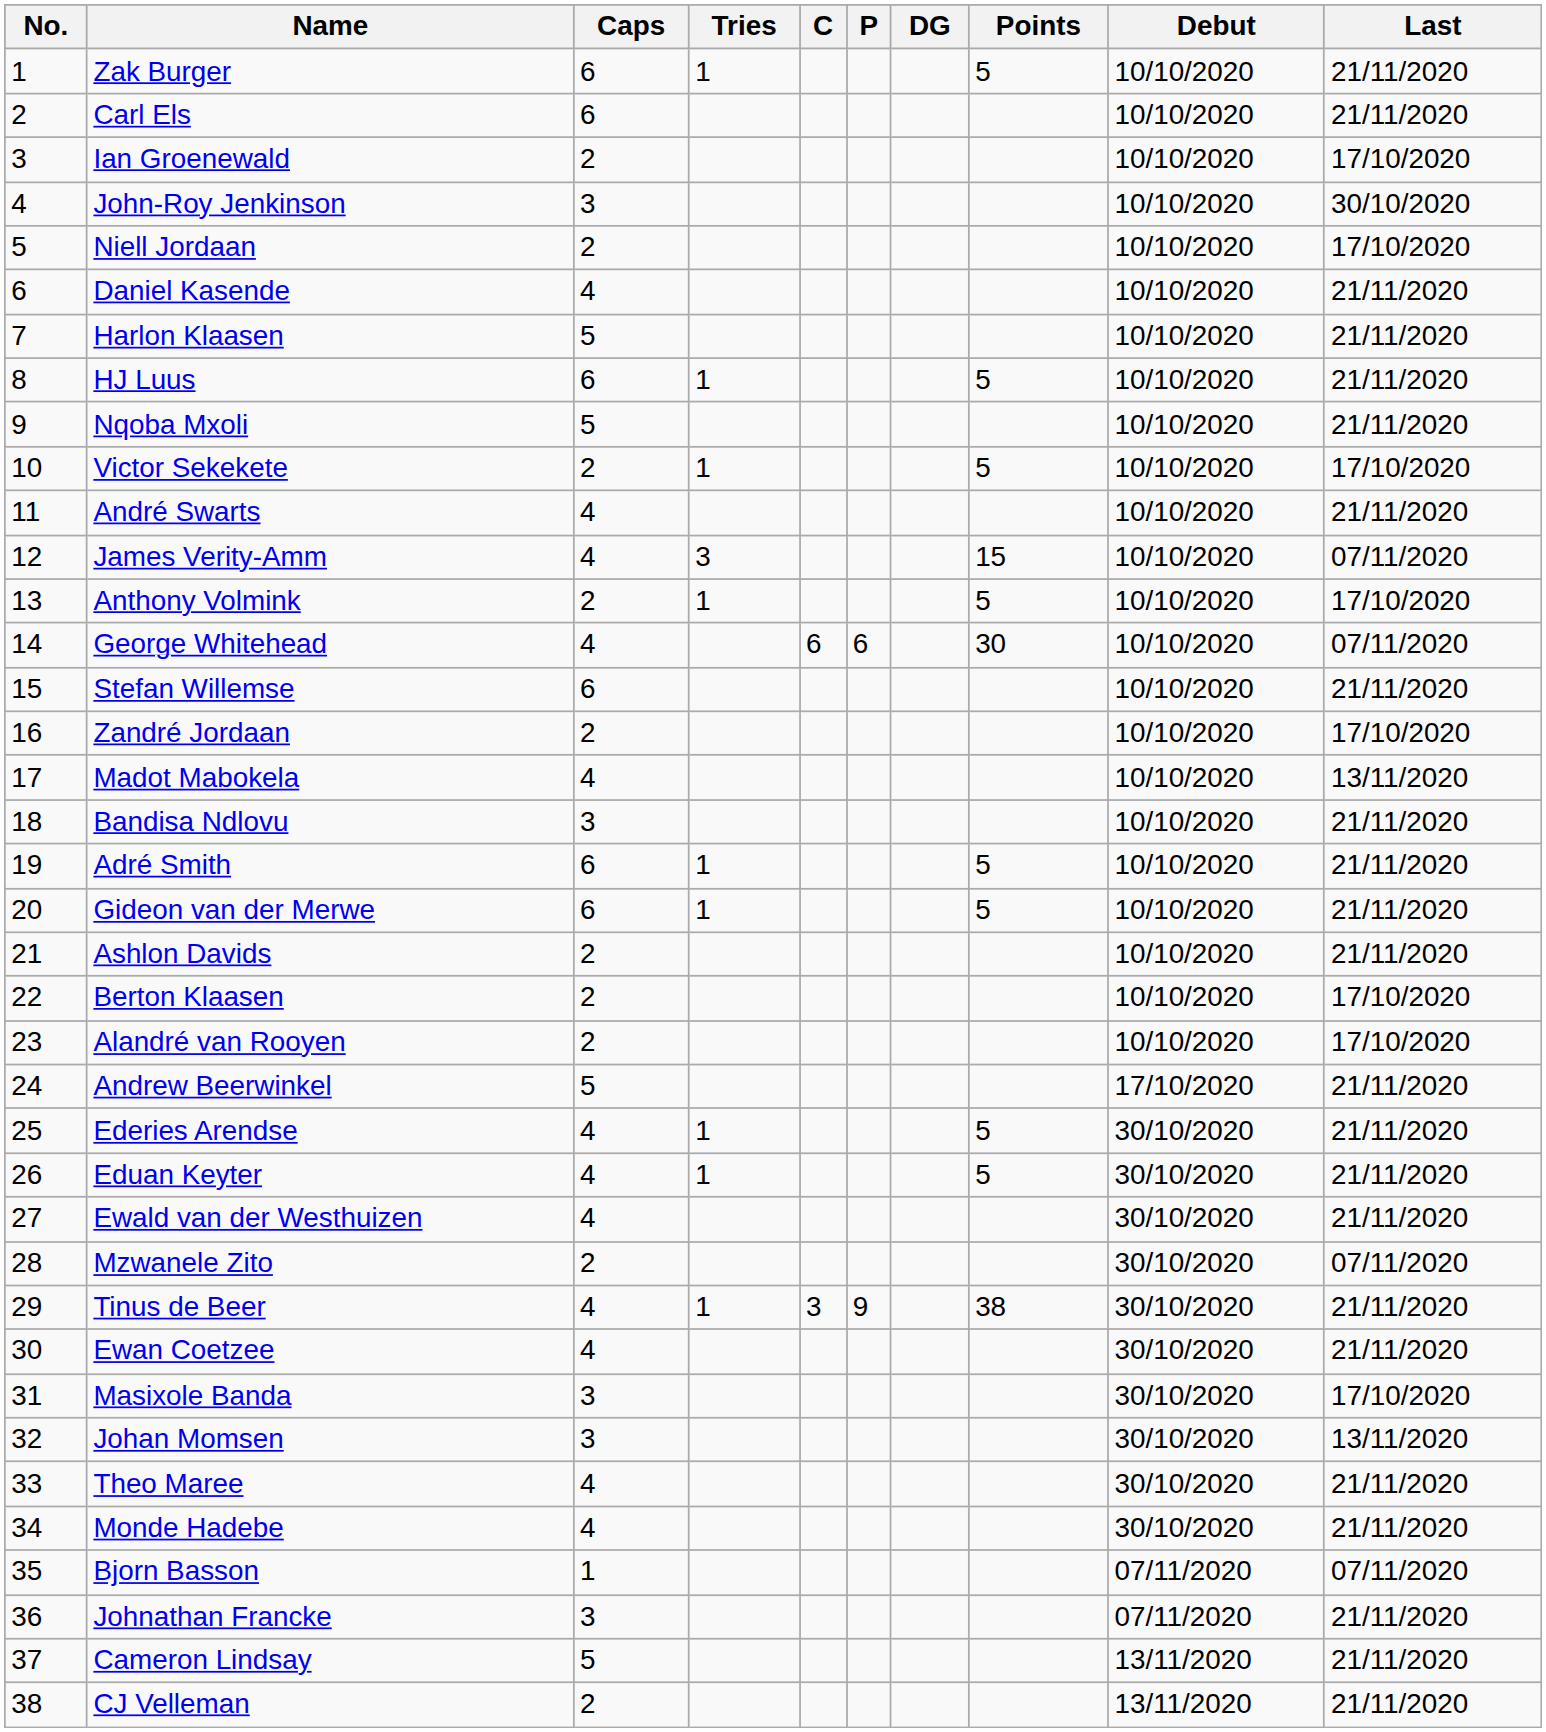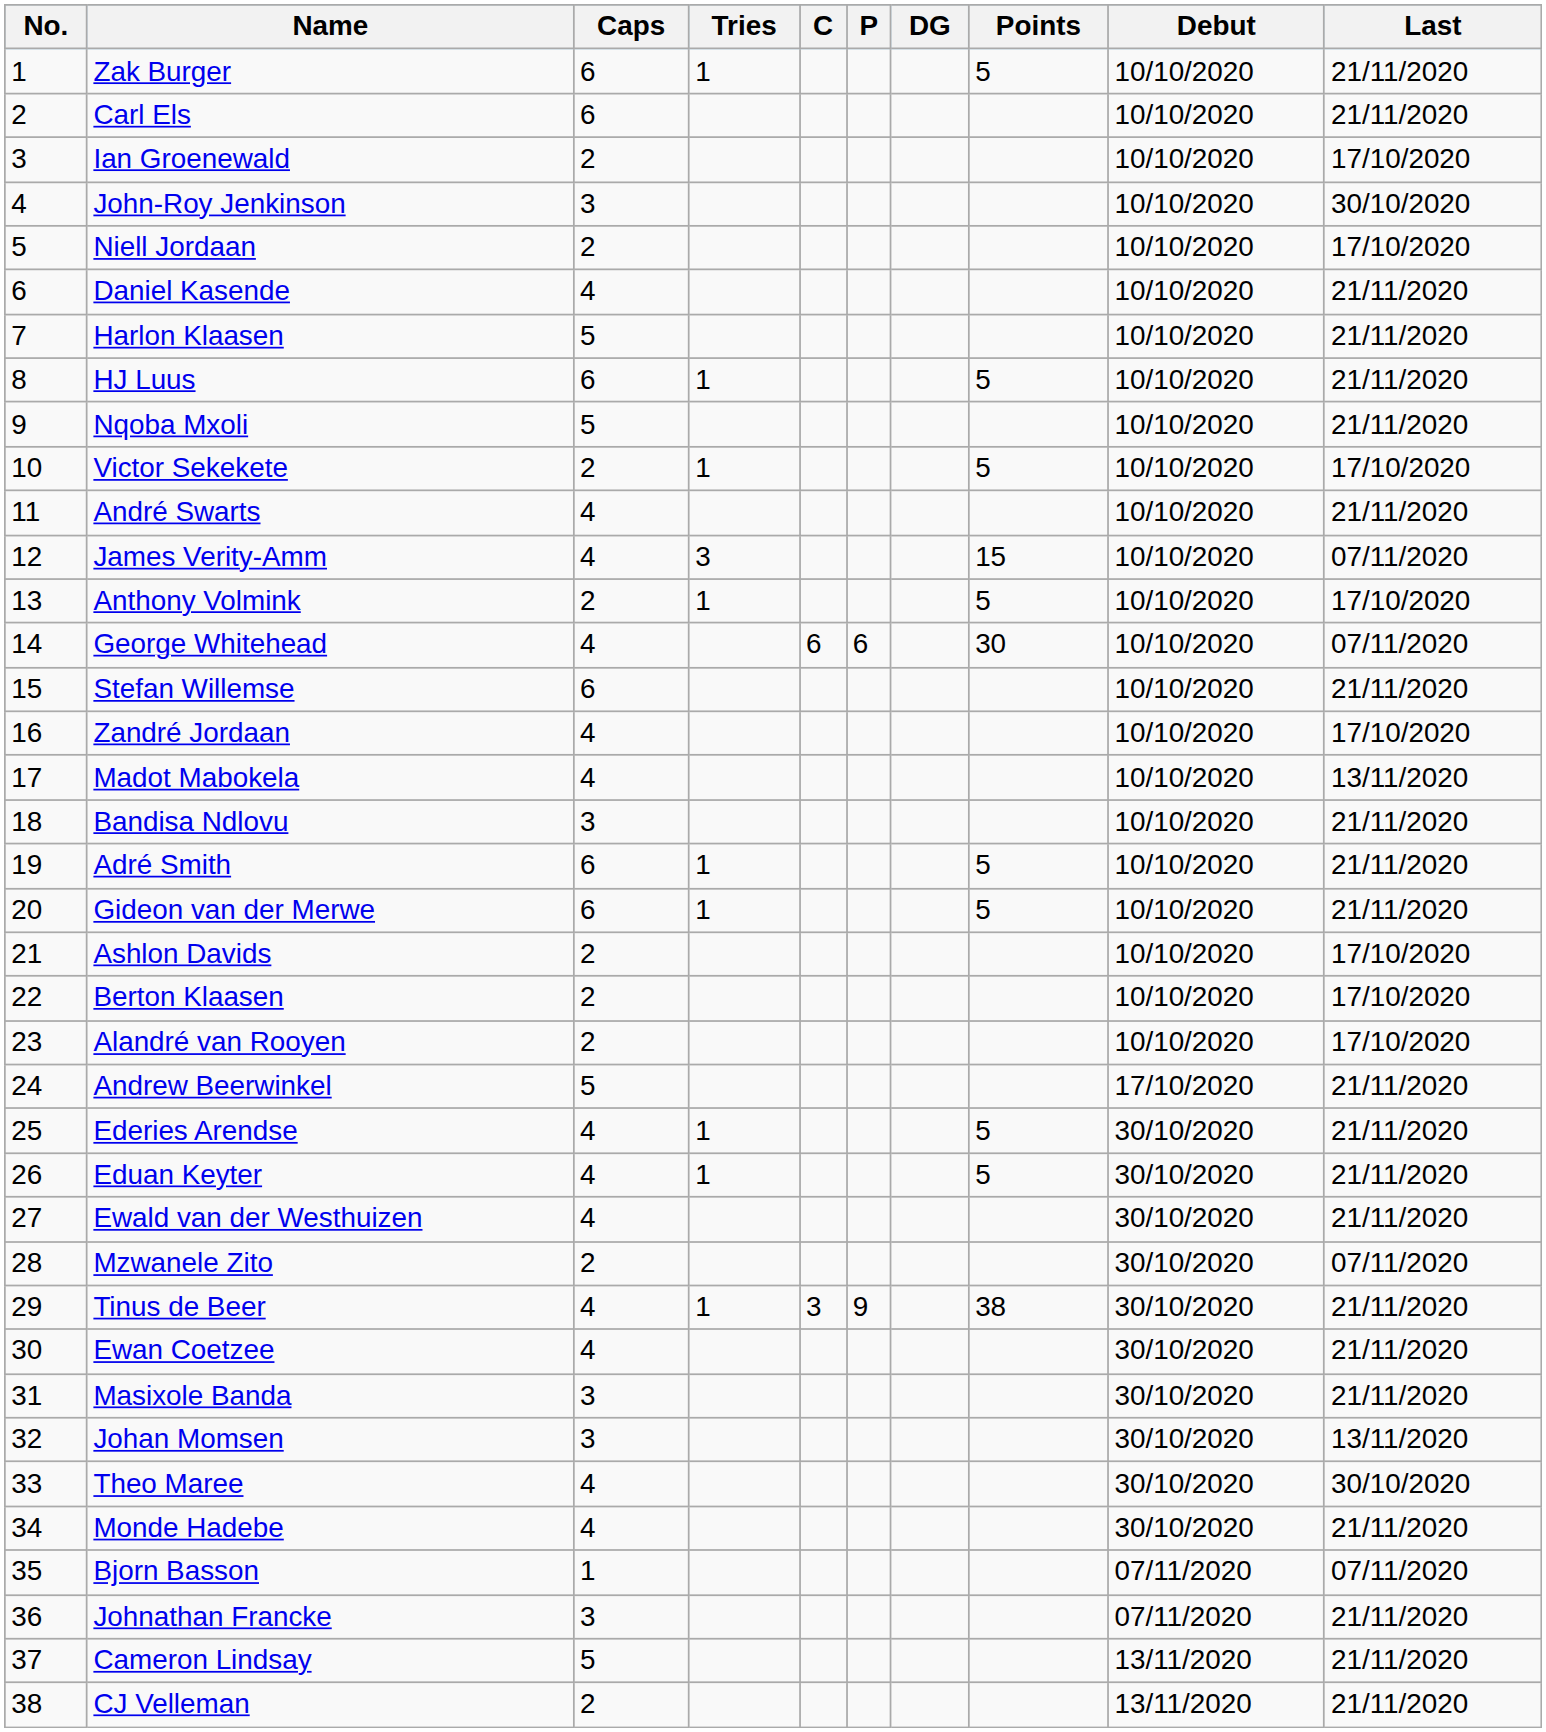(588, 733) 2 -> (588, 733) 4
(1400, 953) 21/11/2020 -> (1401, 953) 17/10/2020
(1401, 1395) 17/10/2020 -> (1400, 1395) 21/11/2020
(1400, 1483) 21/11/2020 -> (1401, 1483) 30/10/2020
